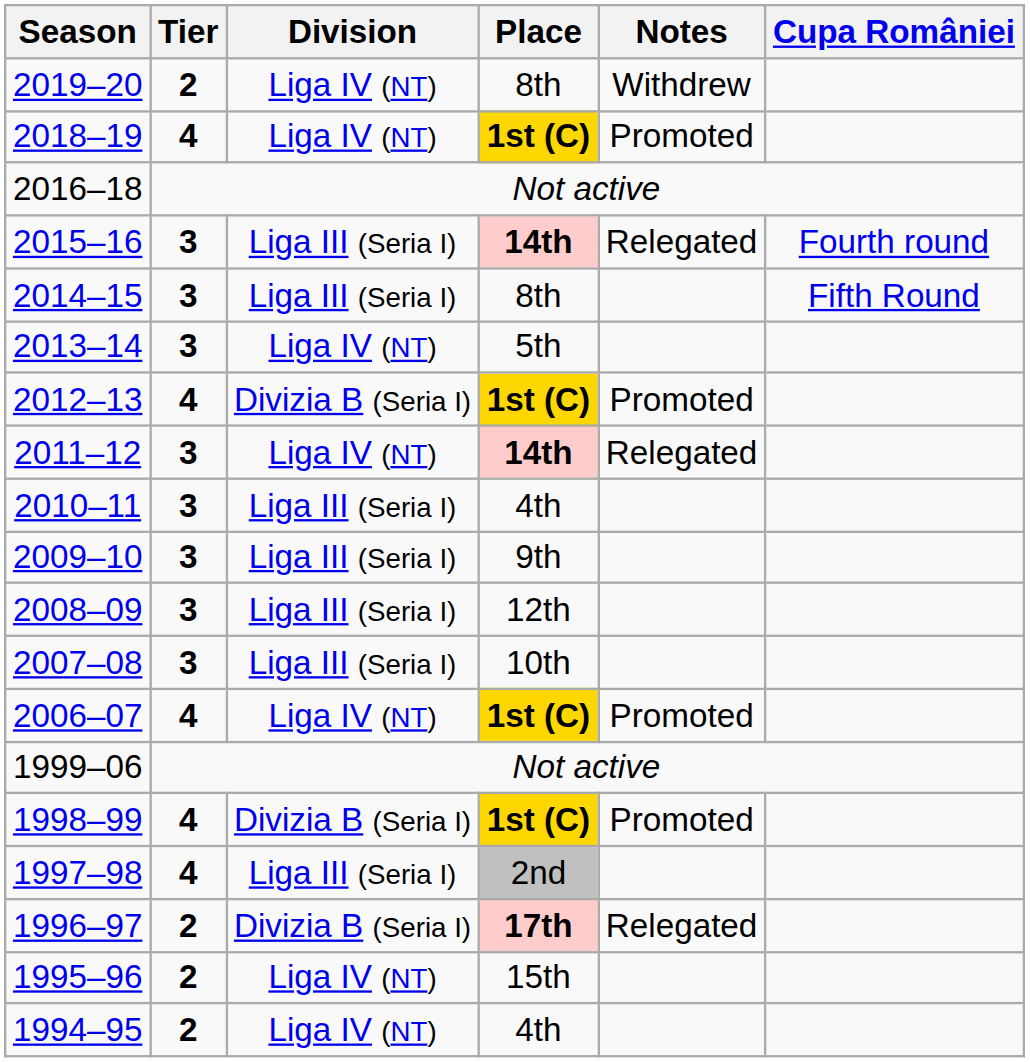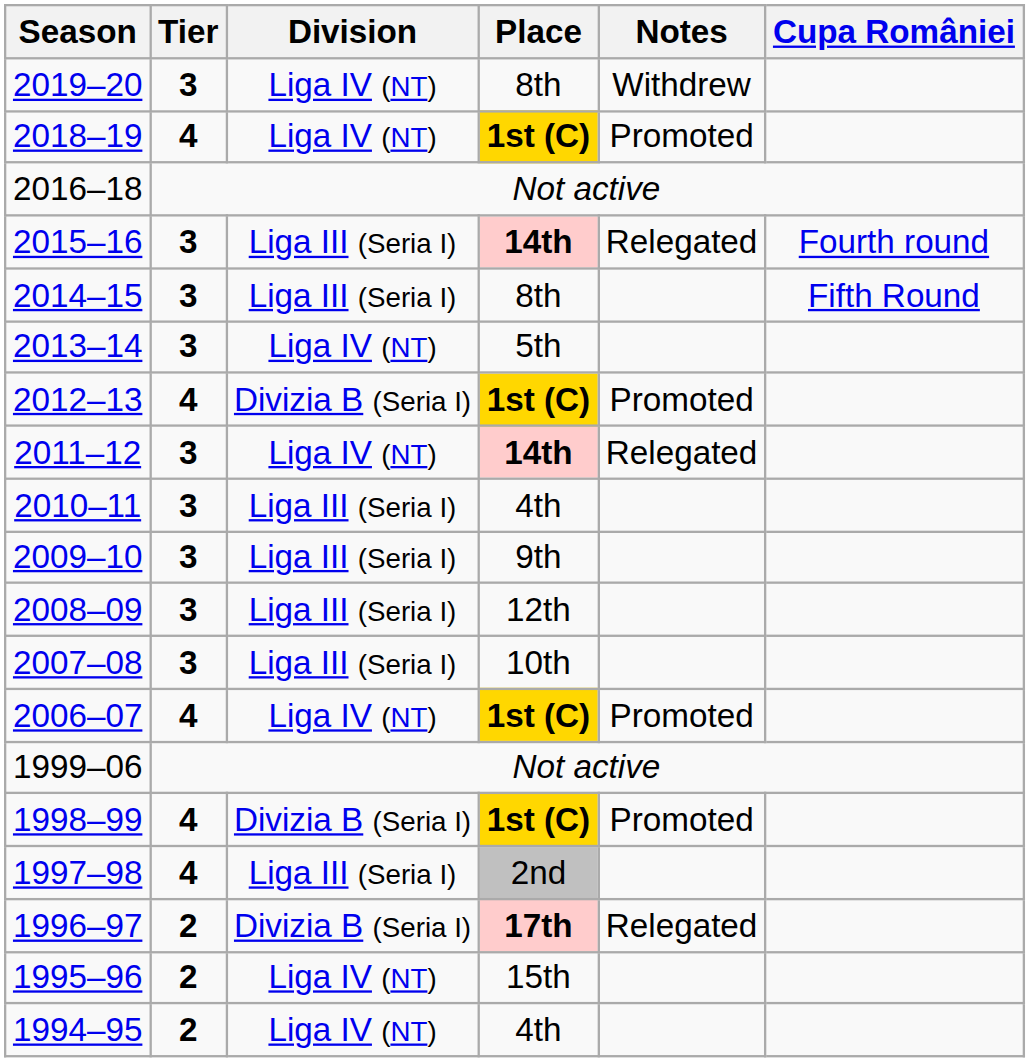(188, 84) 2 -> (188, 84) 3
